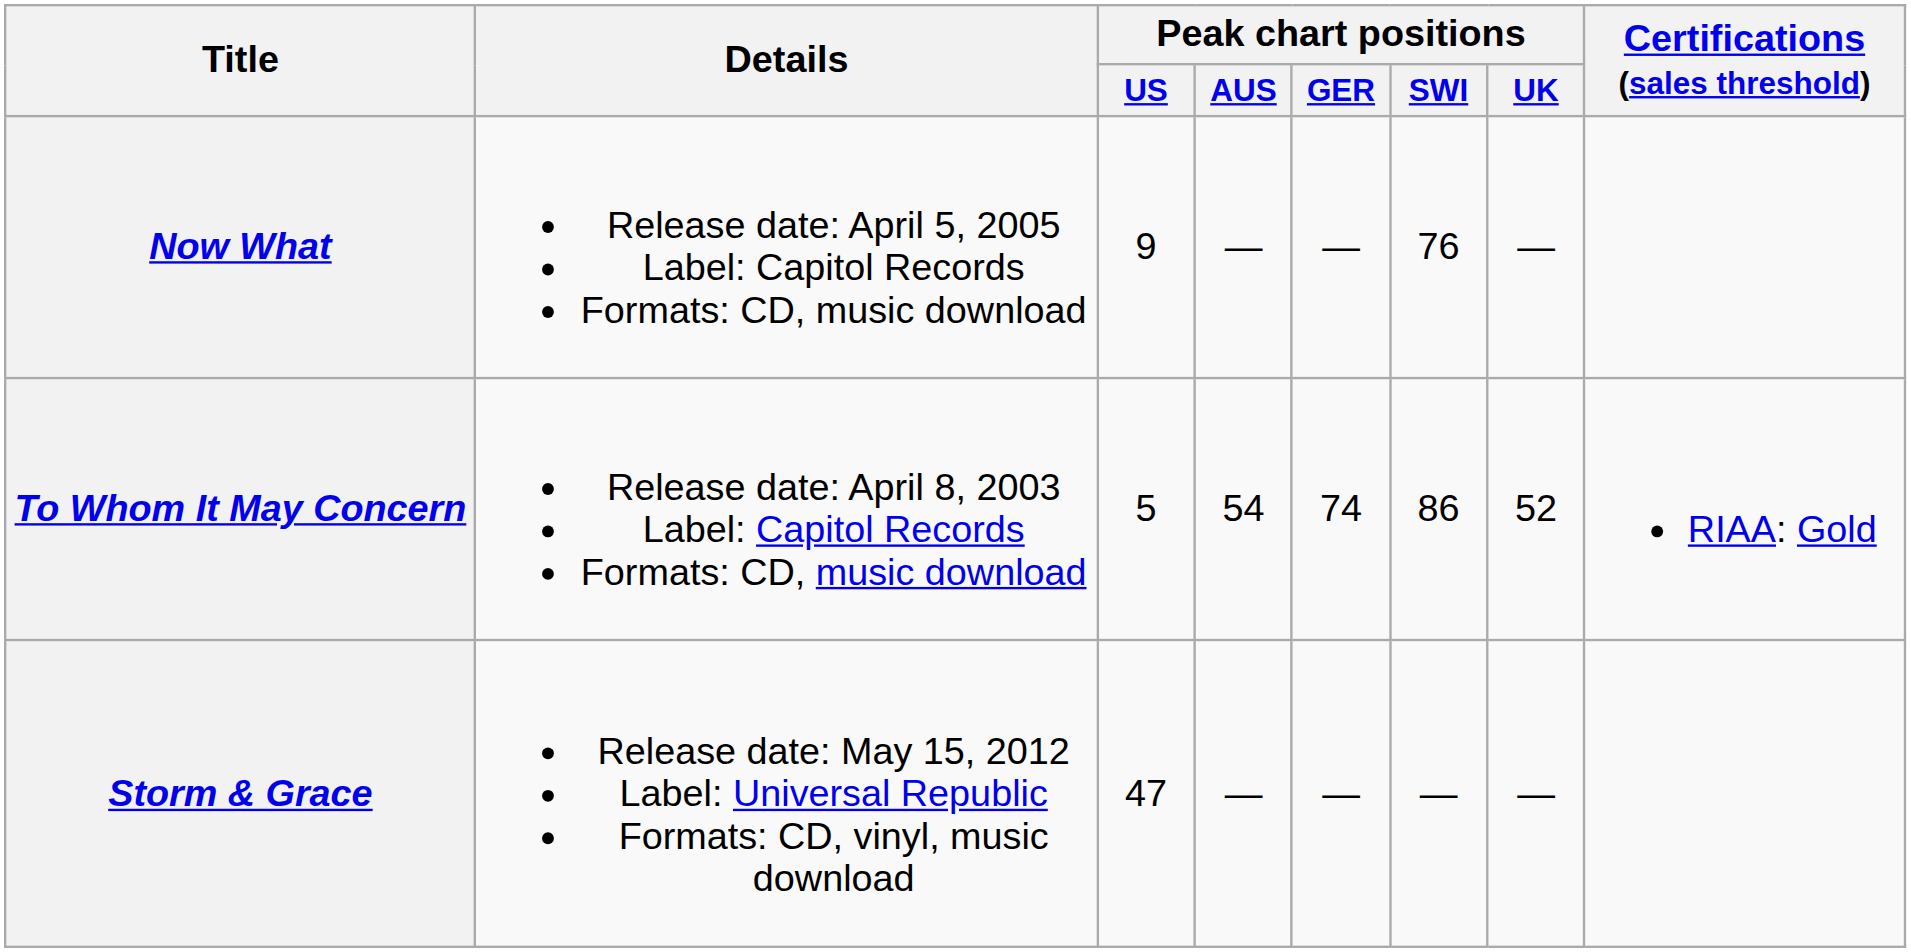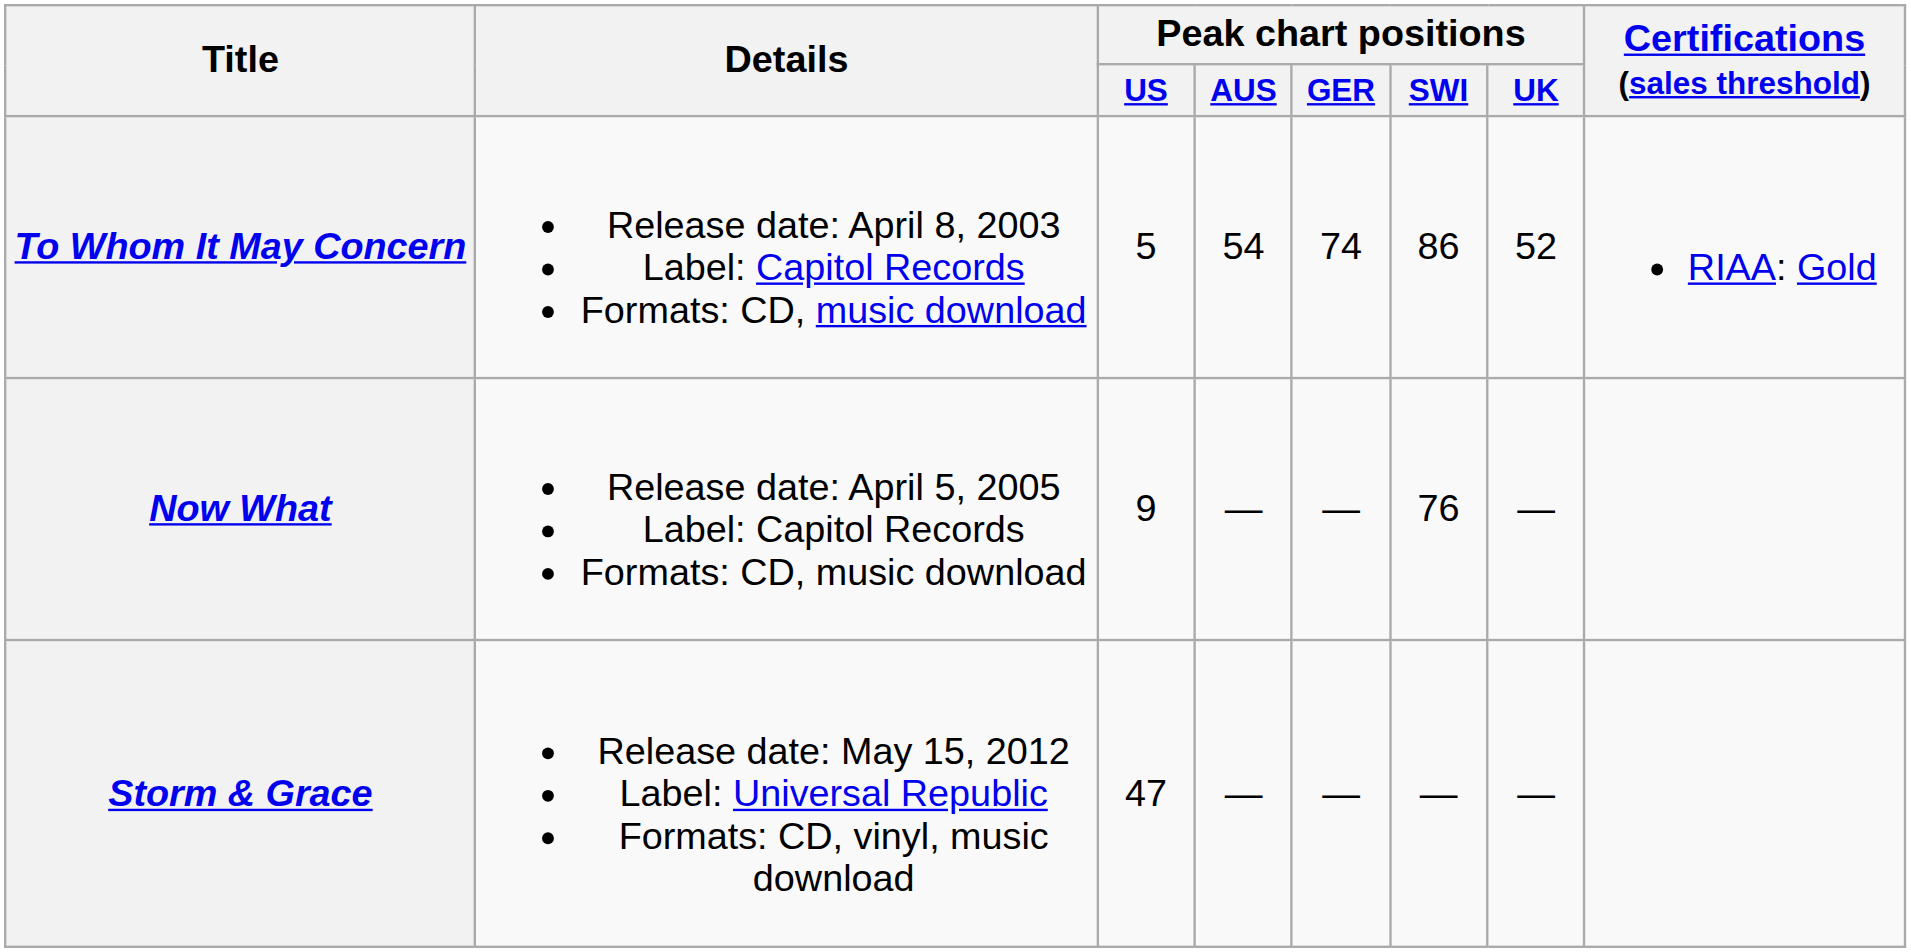rows swapped: (240, 508) <-> (240, 246)
